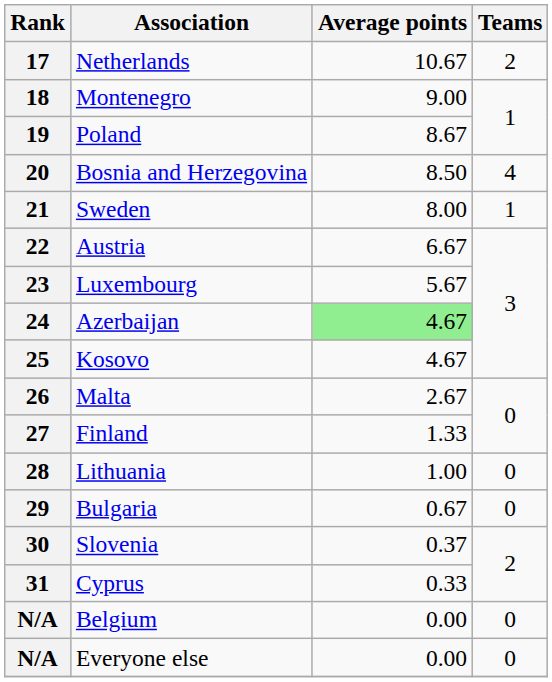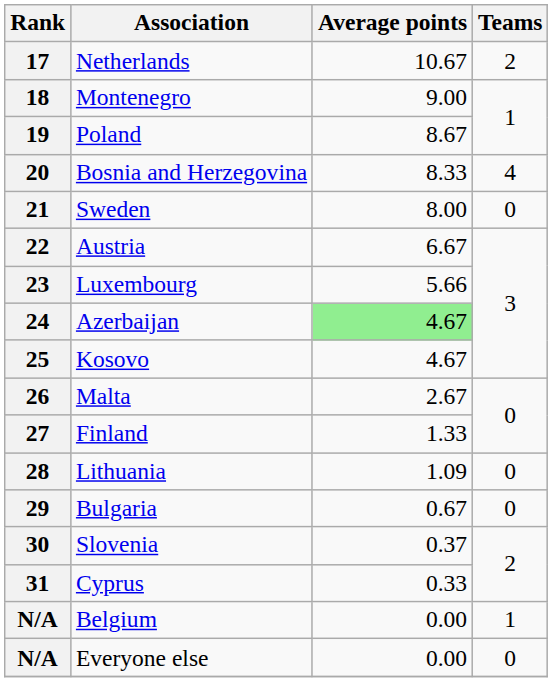(447, 172) 8.50 -> (447, 172) 8.33
(510, 209) 1 -> (510, 209) 0
(447, 284) 5.67 -> (447, 284) 5.66
(447, 470) 1.00 -> (447, 470) 1.09
(510, 619) 0 -> (510, 619) 1
